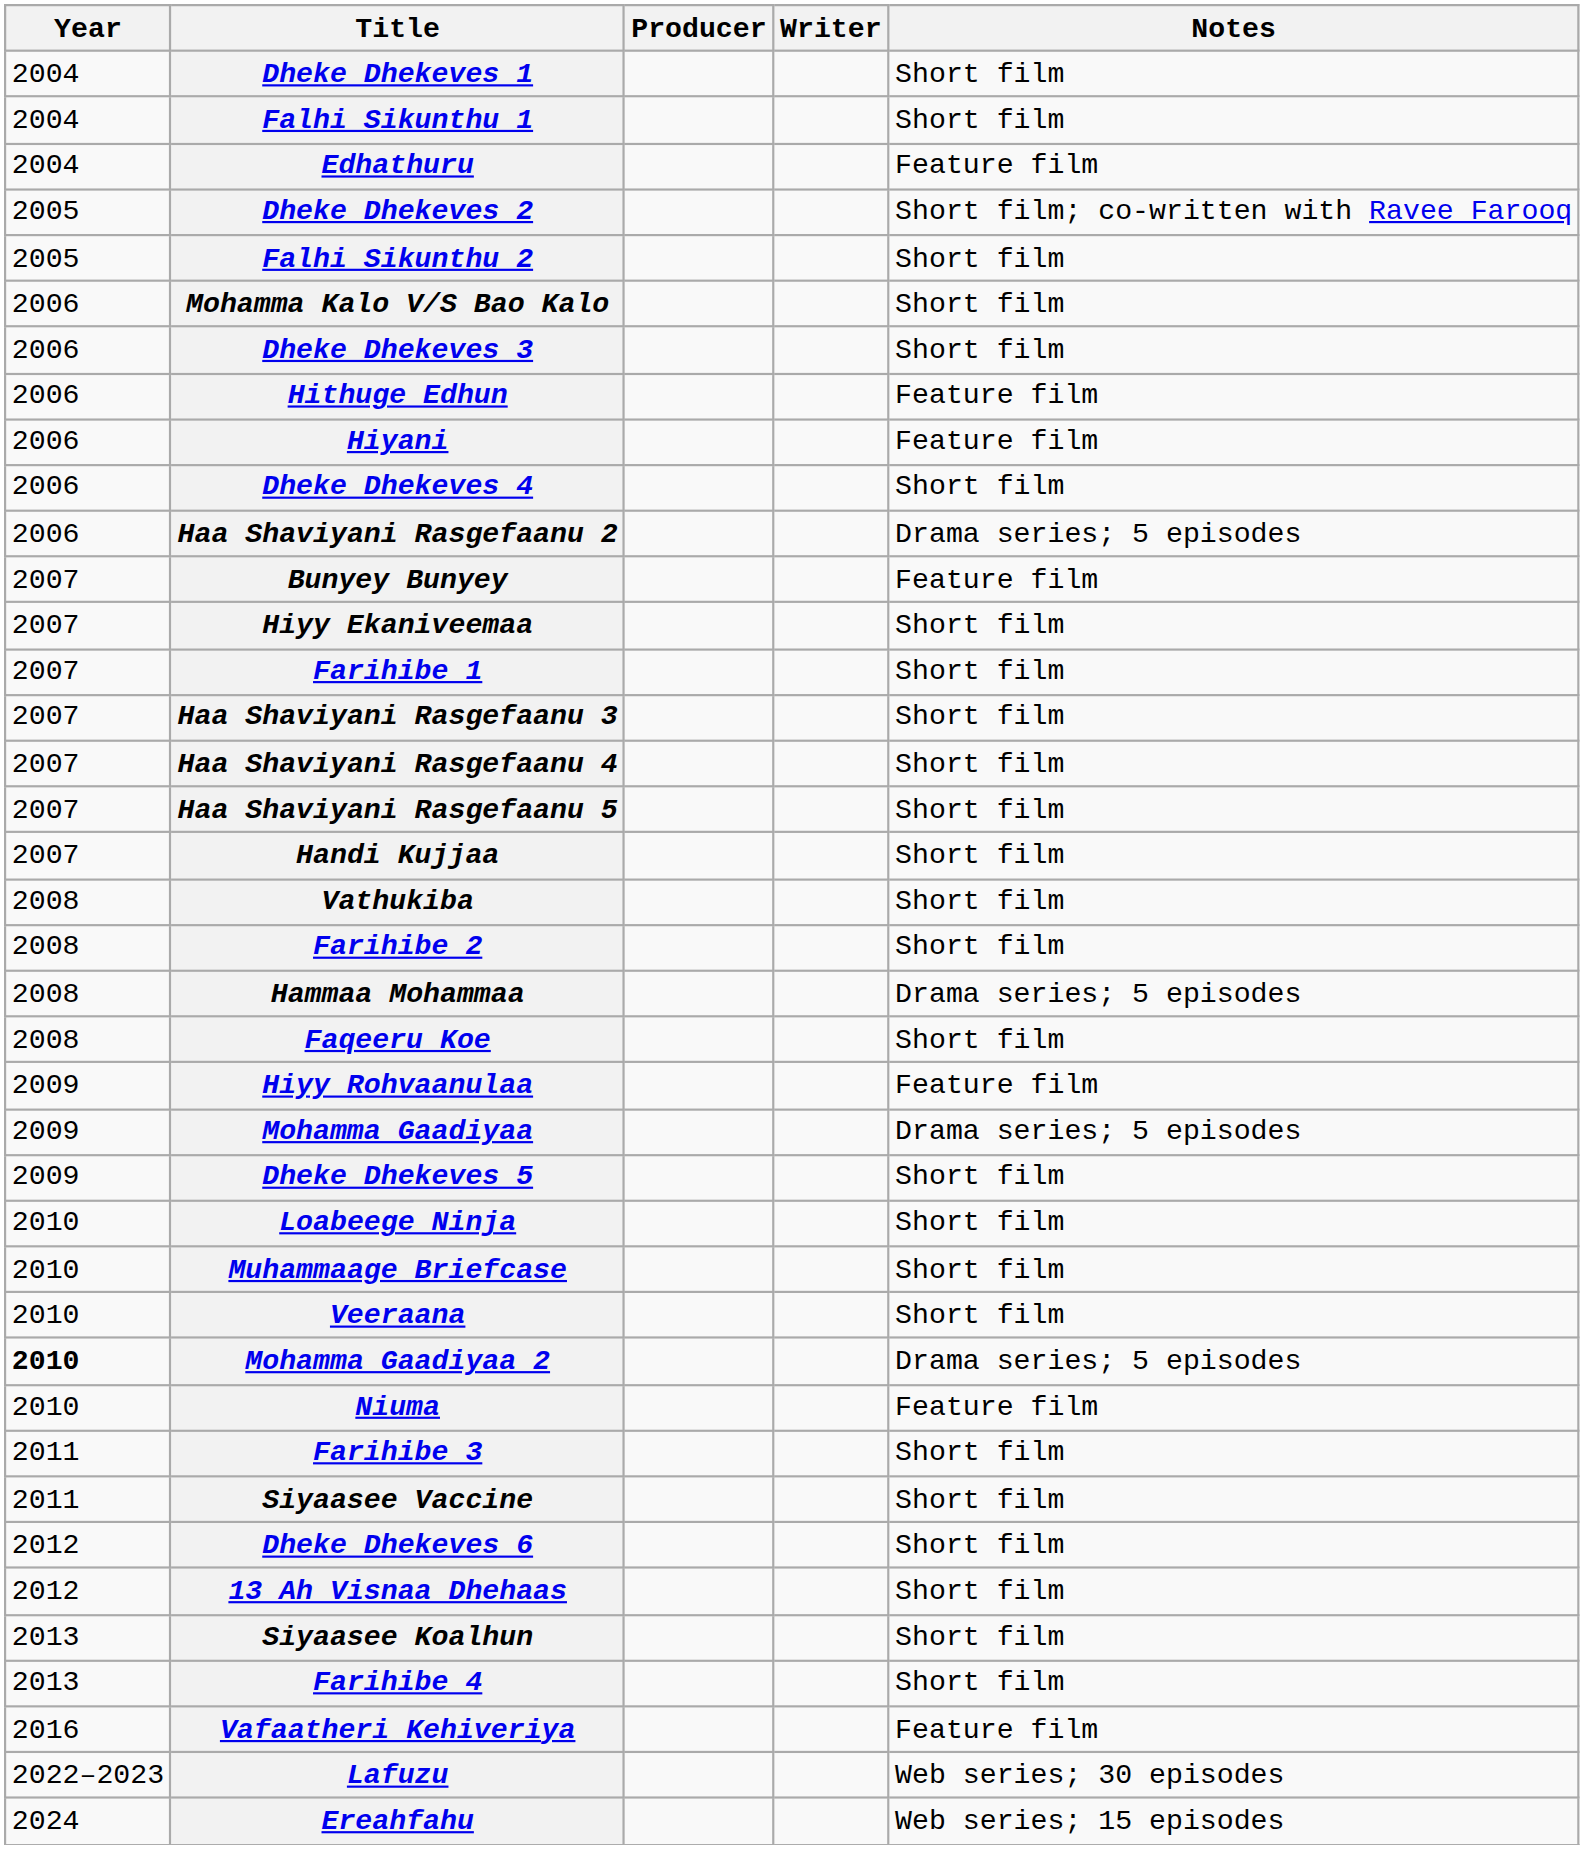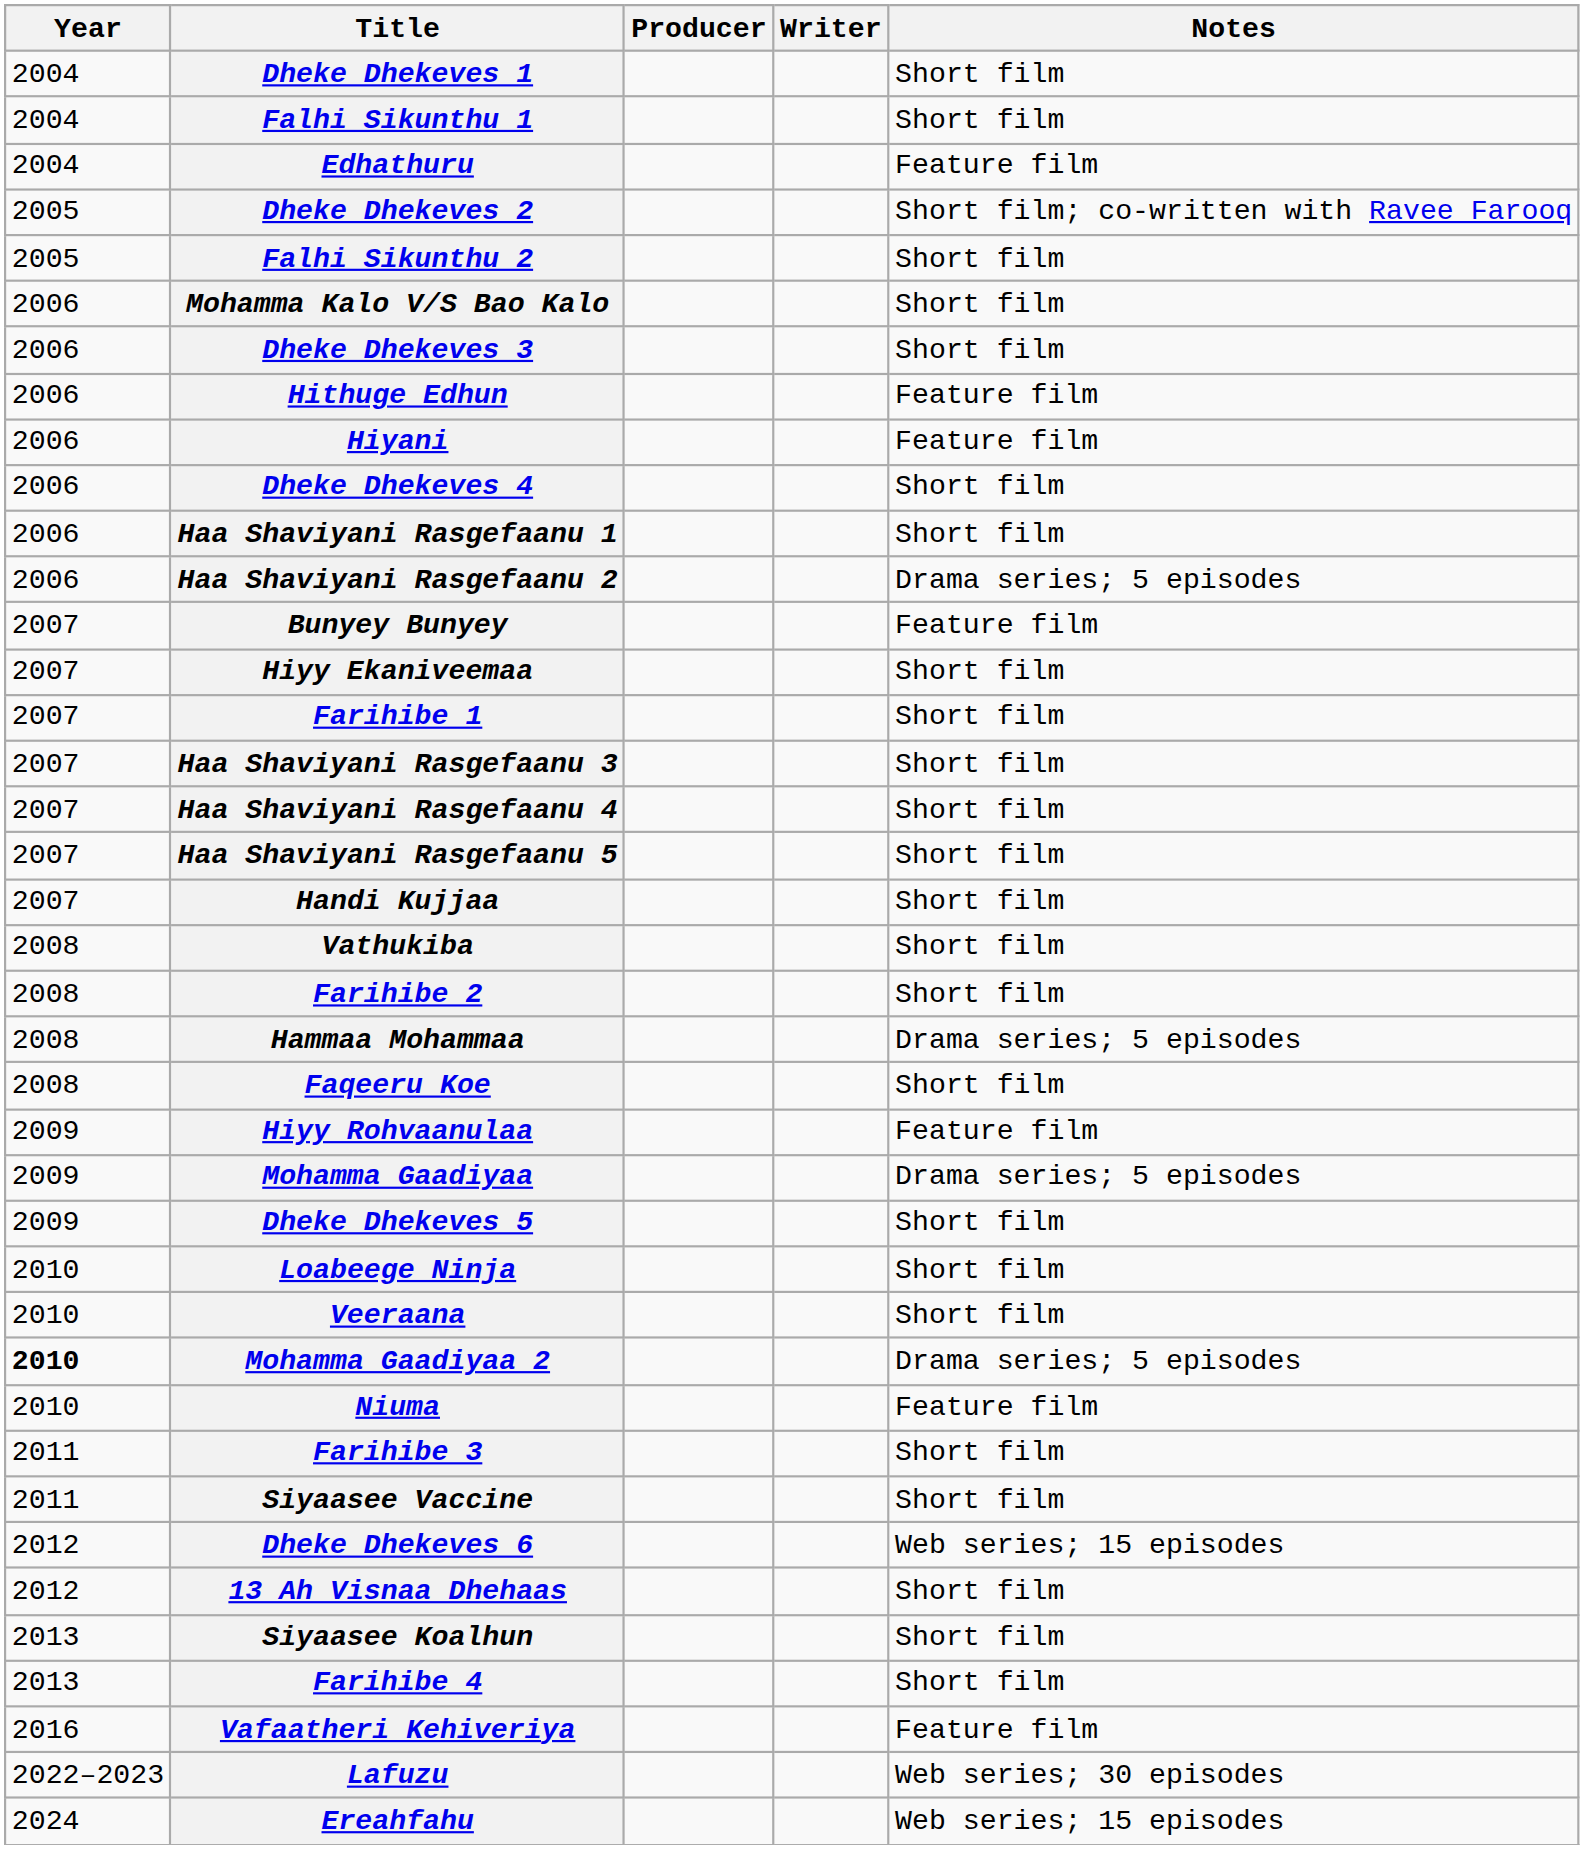+ row: (398, 534)
- row: (398, 1269)
(980, 1545) Short film -> (1090, 1545) Web series; 15 episodes
